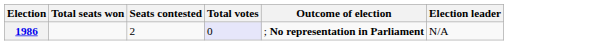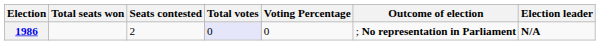+ column: (307, 13)
(439, 31) normal -> (531, 31) bold
